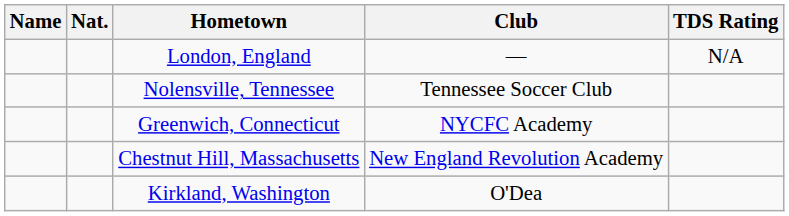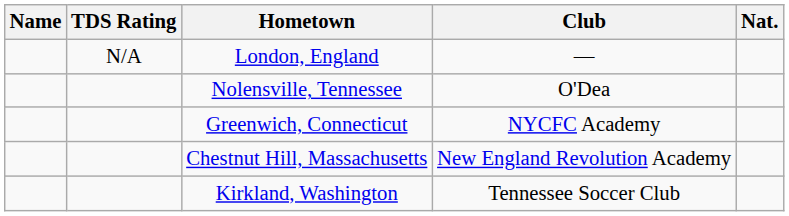columns swapped: (90, 21) <-> (726, 21)
(516, 90) Tennessee Soccer Club -> (584, 90) O'Dea
(516, 192) O'Dea -> (584, 192) Tennessee Soccer Club
